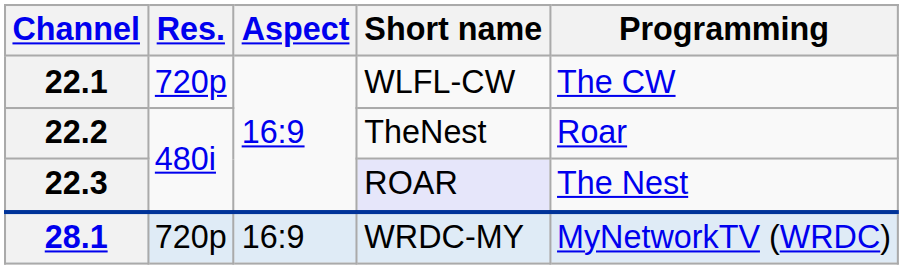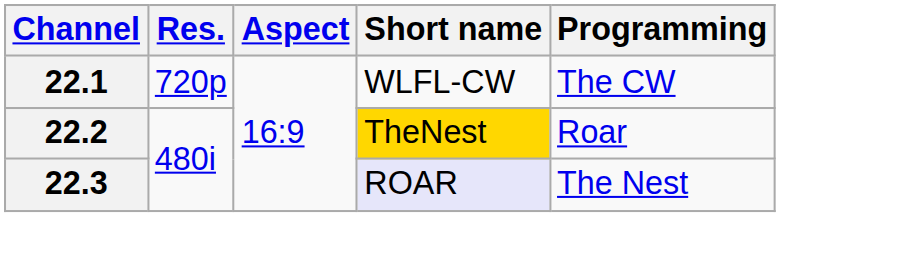(425, 132) no background -> (425, 132) gold background
- row: (76, 237)
